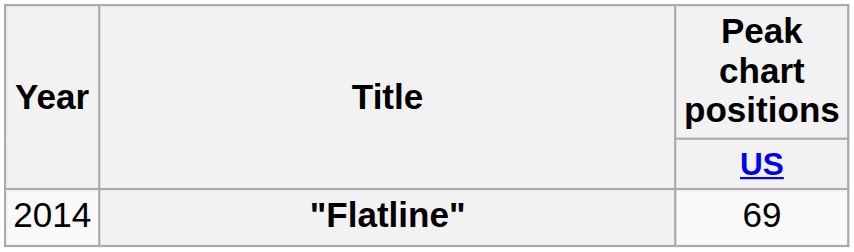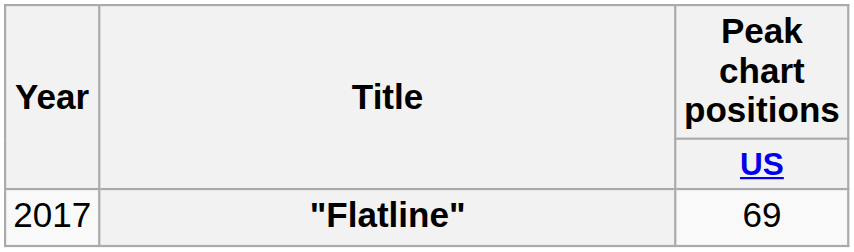(52, 216) 2014 -> (52, 216) 2017
